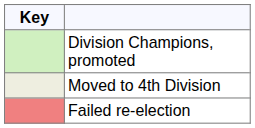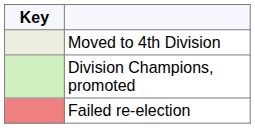rows swapped: (141, 51) <-> (144, 85)
